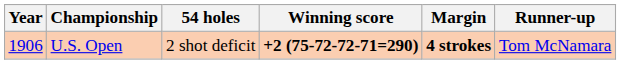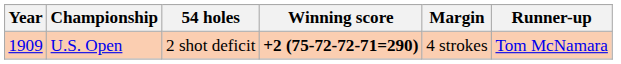(26, 45) 1906 -> (26, 45) 1909
(459, 45) bold -> (457, 45) normal
